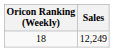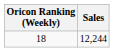(93, 39) 12,249 -> (93, 39) 12,244
